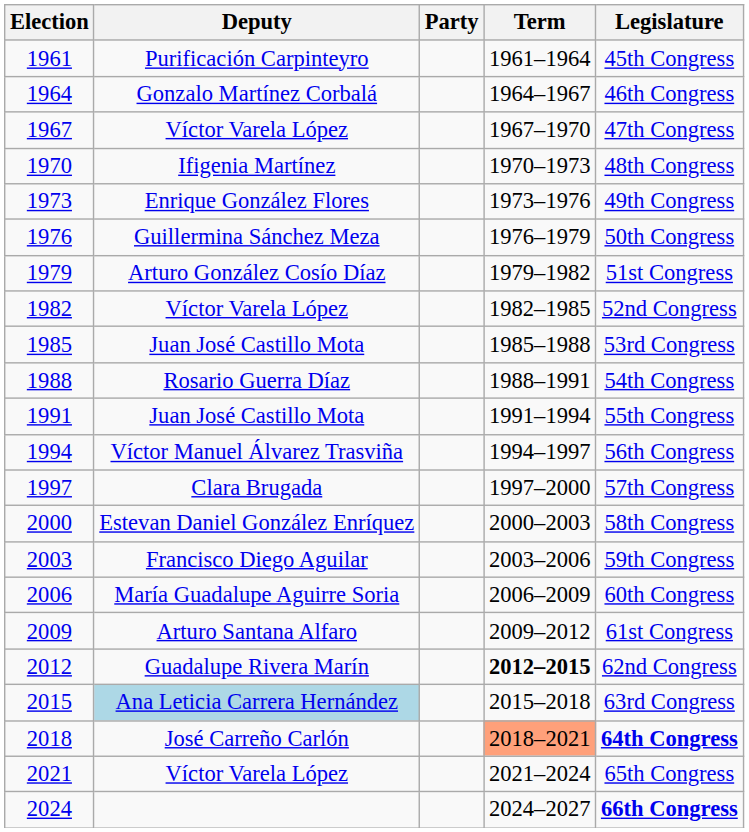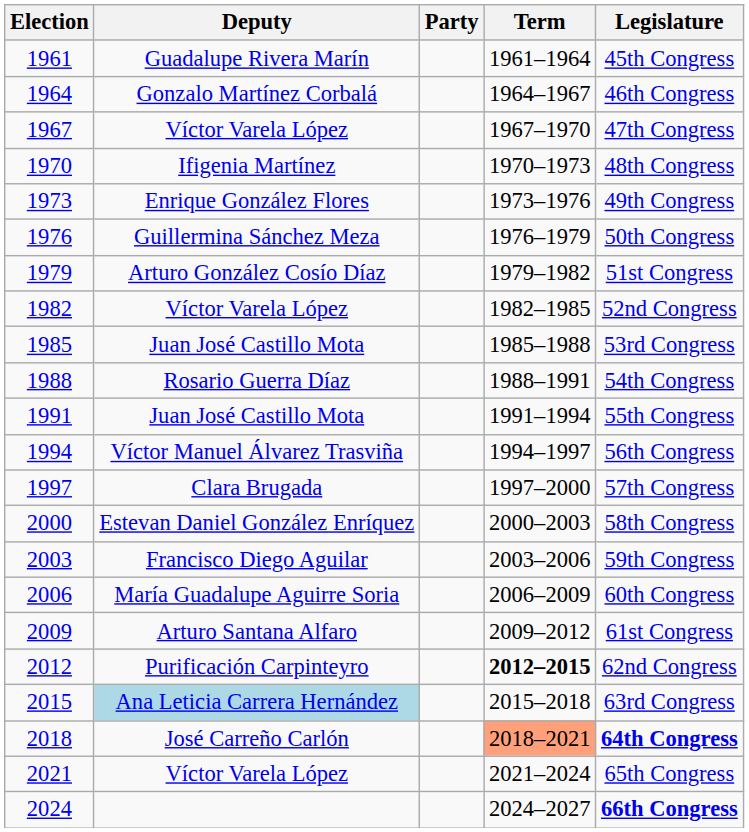(257, 58) Purificación Carpinteyro -> (257, 58) Guadalupe Rivera Marín
(257, 666) Guadalupe Rivera Marín -> (257, 666) Purificación Carpinteyro
